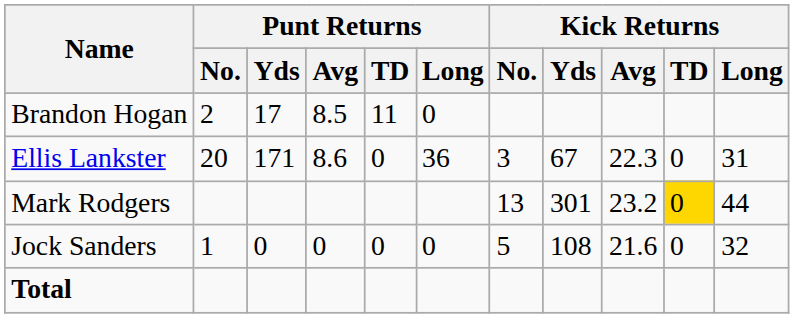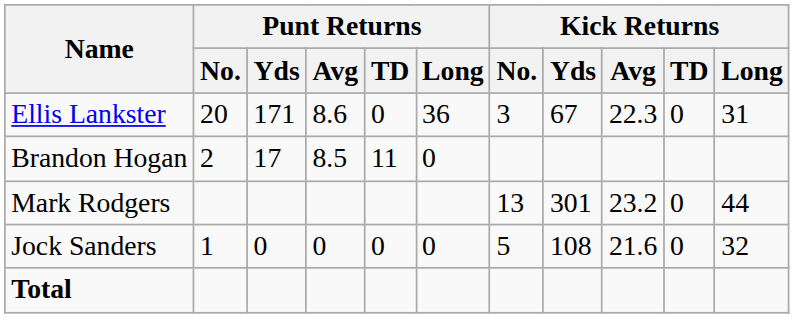rows swapped: (88, 158) <-> (99, 114)
(677, 202) gold background -> (677, 202) no background
